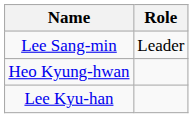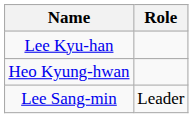rows swapped: (69, 44) <-> (69, 98)
